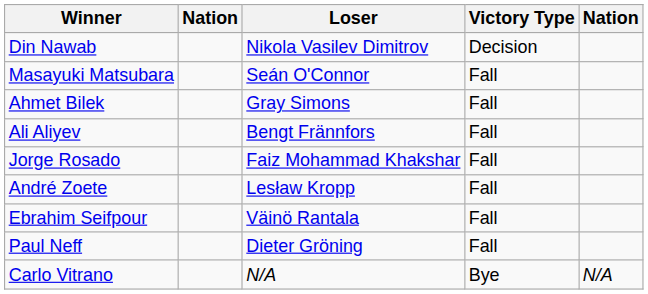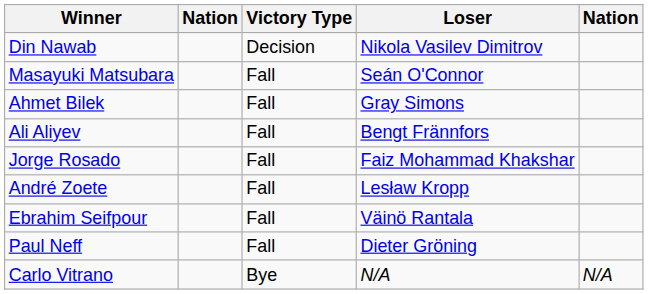columns swapped: (522, 18) <-> (353, 18)
